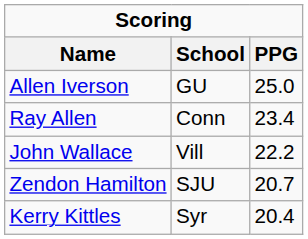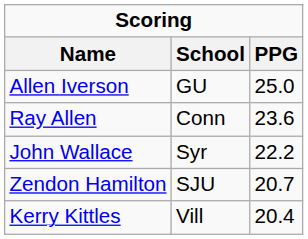(275, 119) 23.4 -> (275, 119) 23.6
(190, 151) Vill -> (192, 151) Syr
(192, 217) Syr -> (190, 217) Vill
